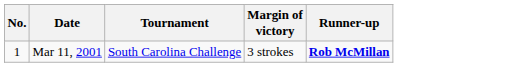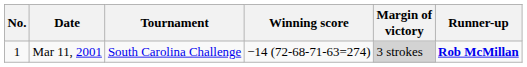+ column: (309, 22)
(270, 51) no background -> (400, 51) lightgrey background
